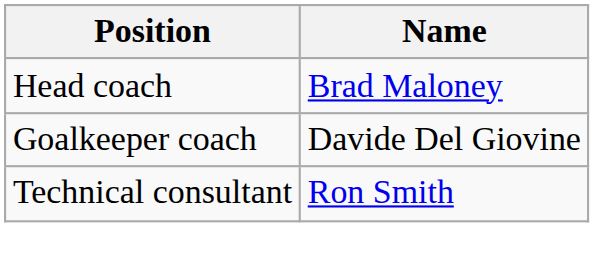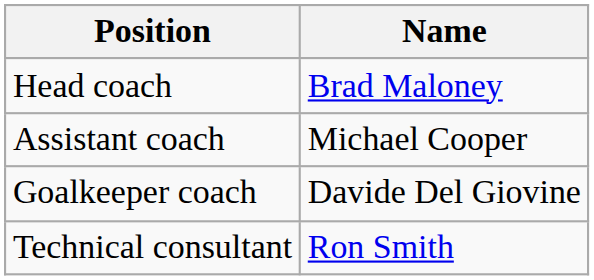+ row: (119, 138)
